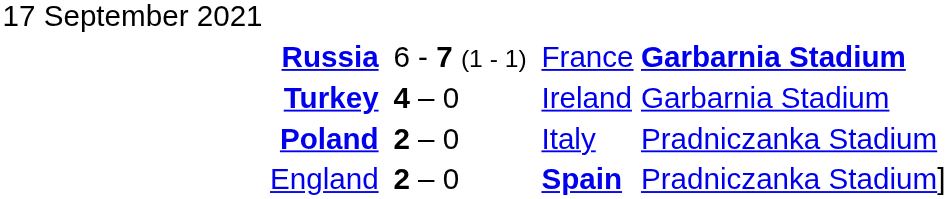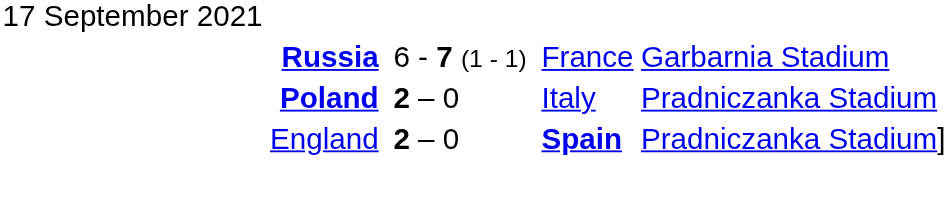(773, 57) bold -> (765, 57) normal
- row: (331, 98)
